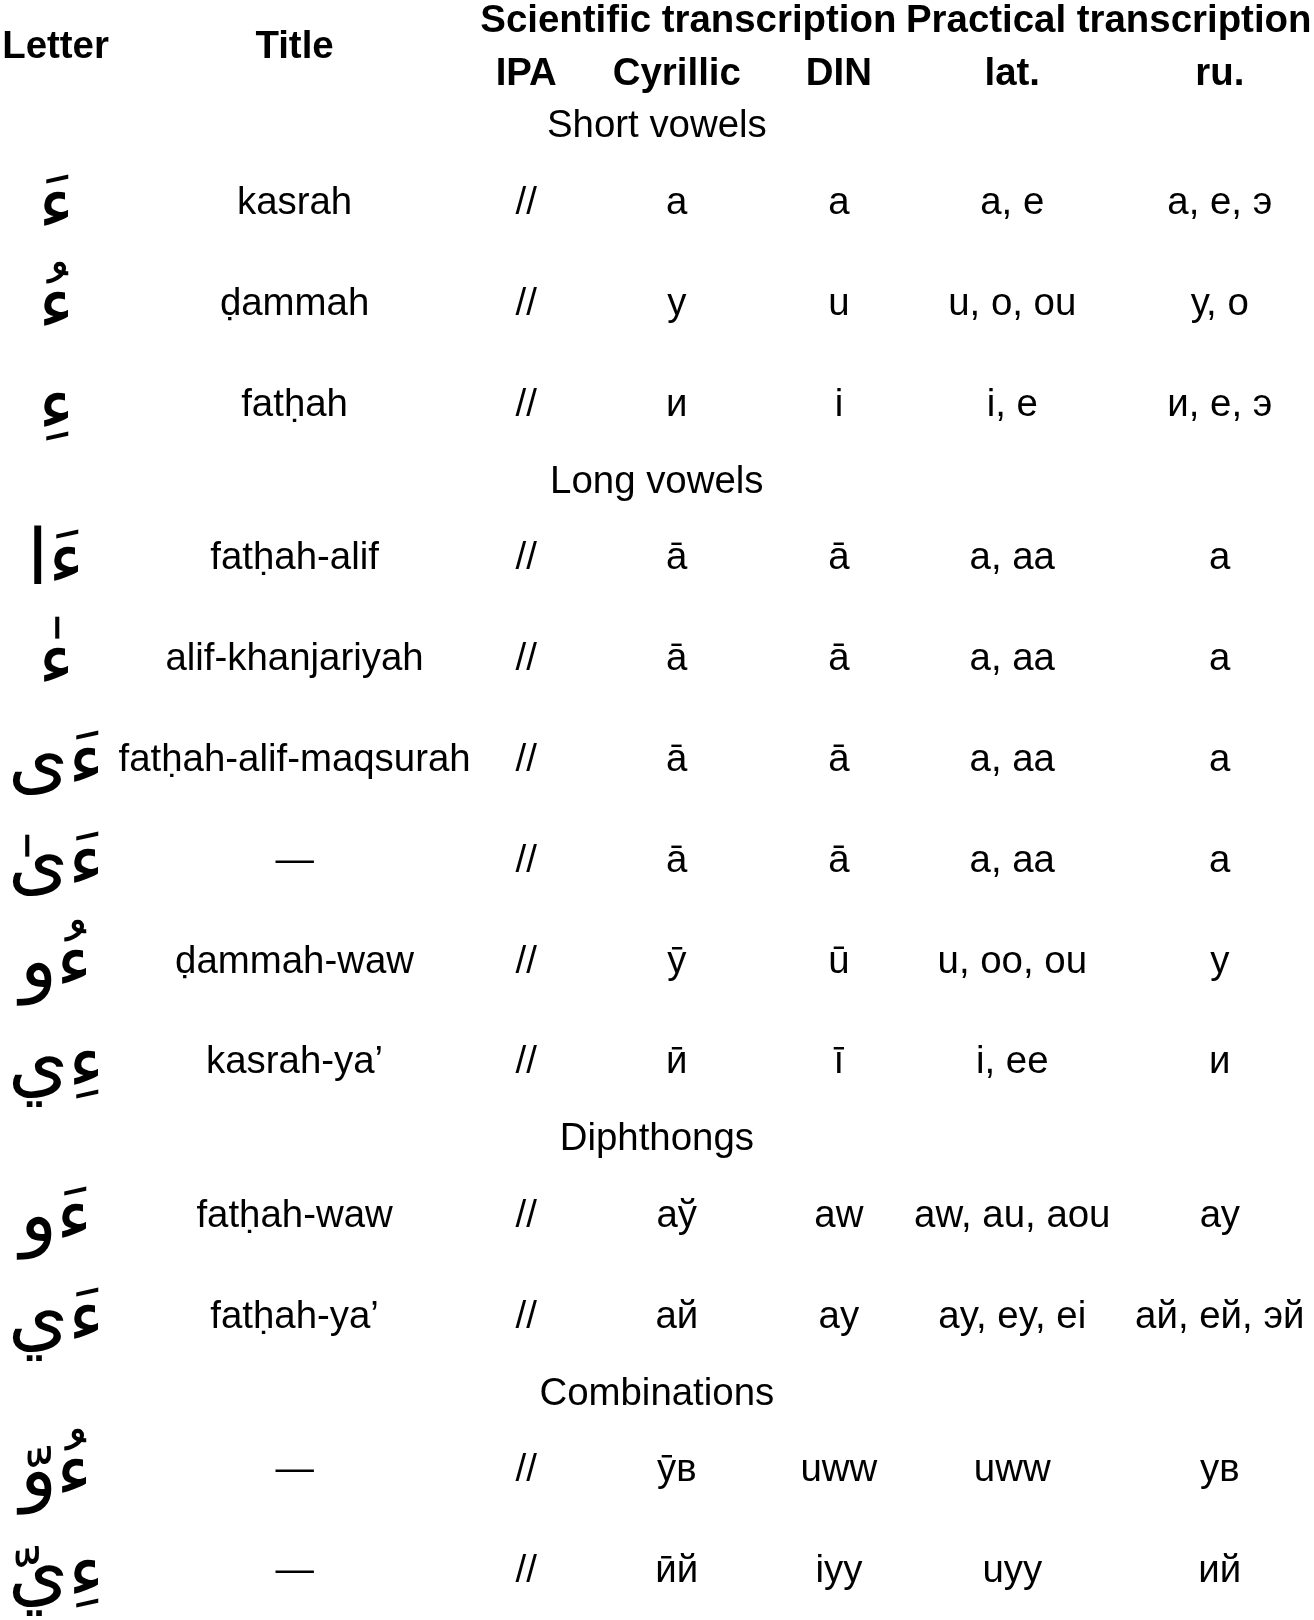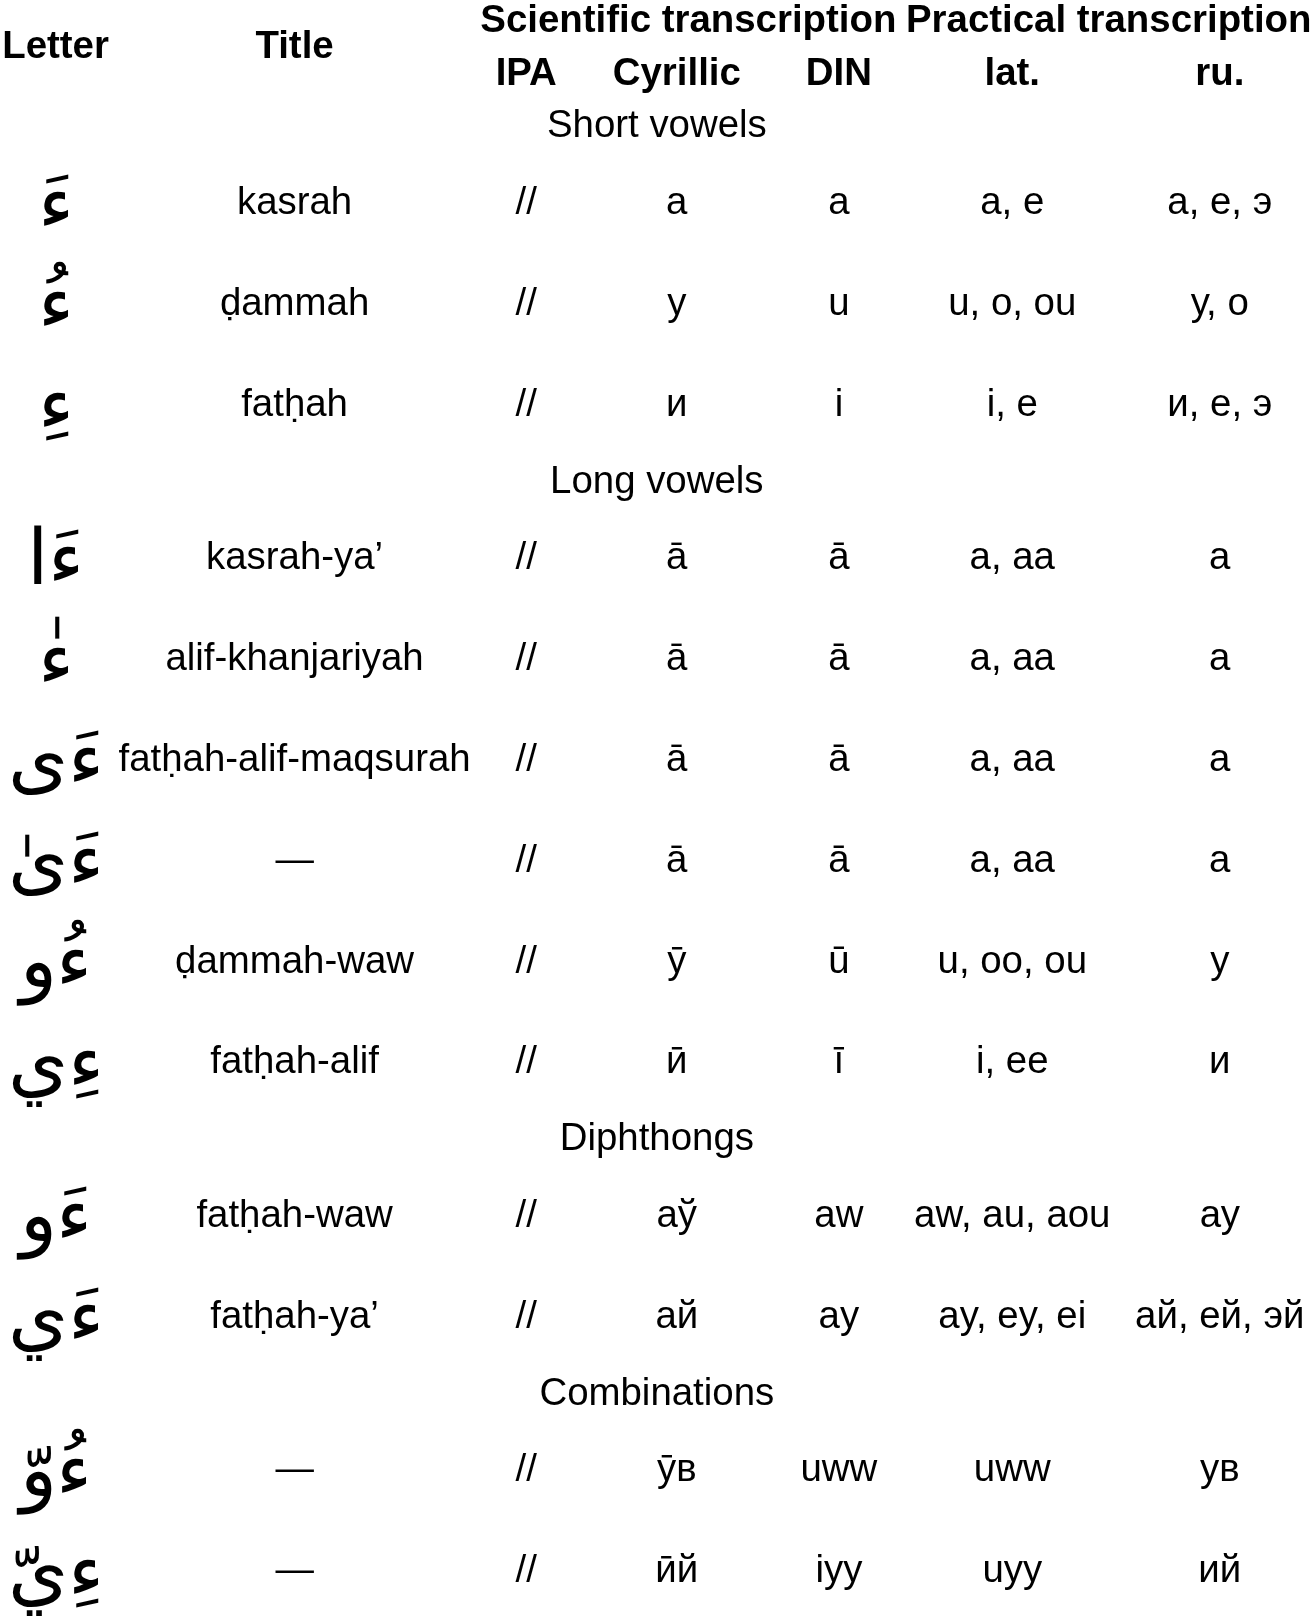(295, 556) fatḥah-alif -> (295, 556) kasrah-ya’
(295, 1060) kasrah-ya’ -> (295, 1060) fatḥah-alif
